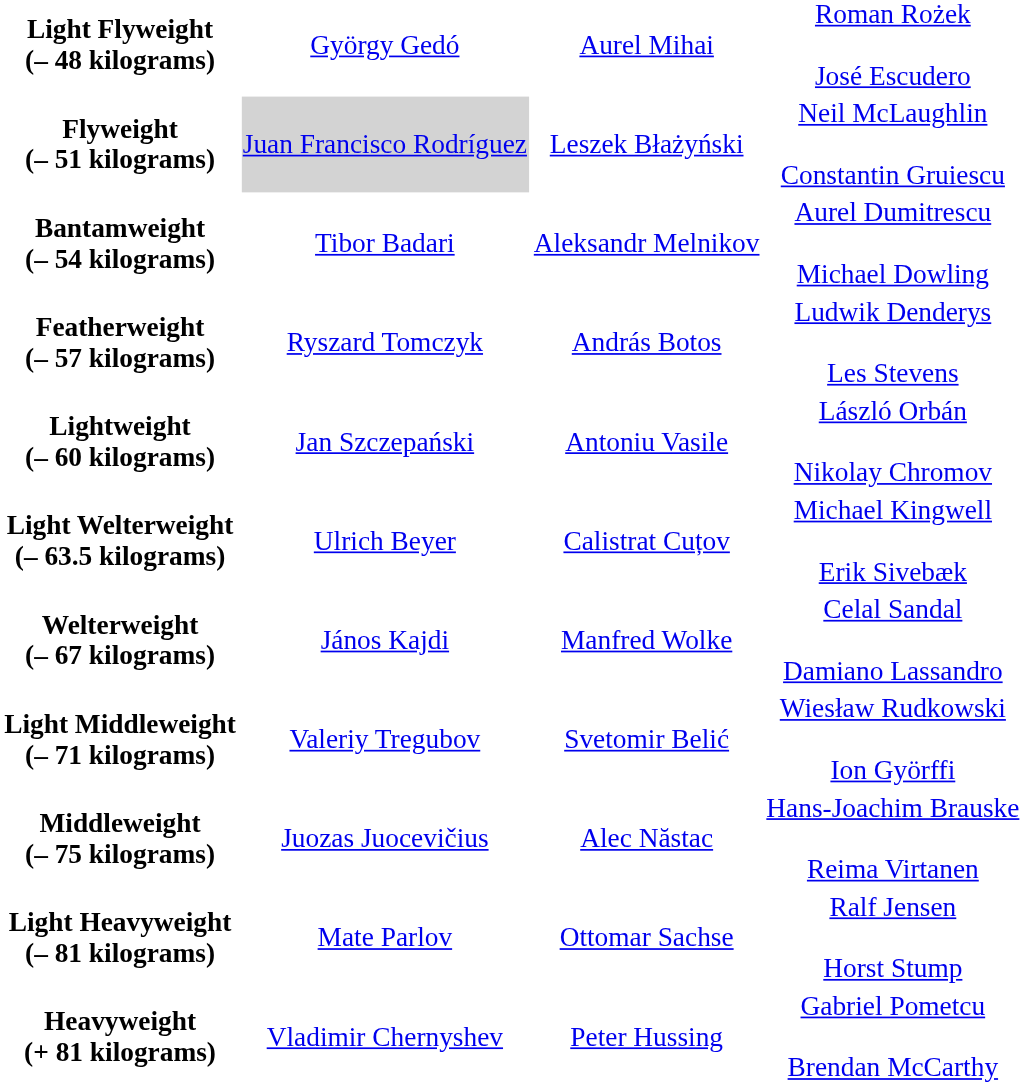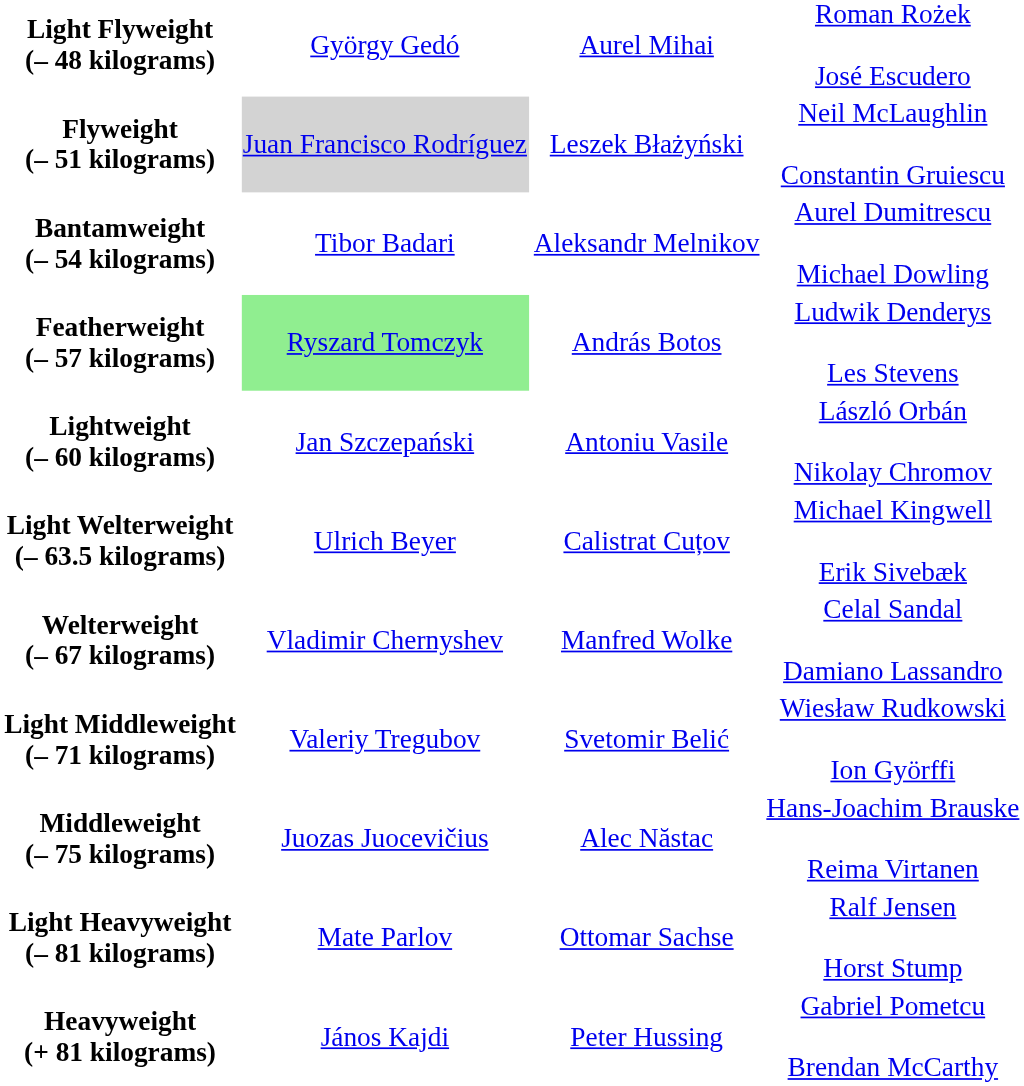(385, 342) no background -> (385, 342) lightgreen background
(385, 640) János Kajdi -> (385, 640) Vladimir Chernyshev
(385, 1036) Vladimir Chernyshev -> (385, 1036) János Kajdi
